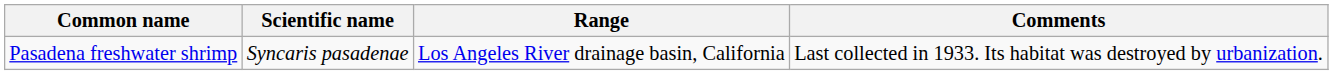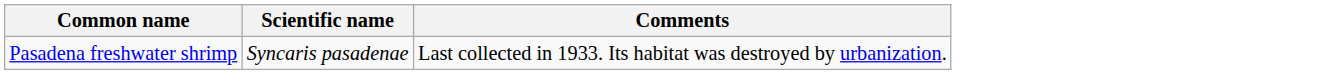- column: (601, 20)
